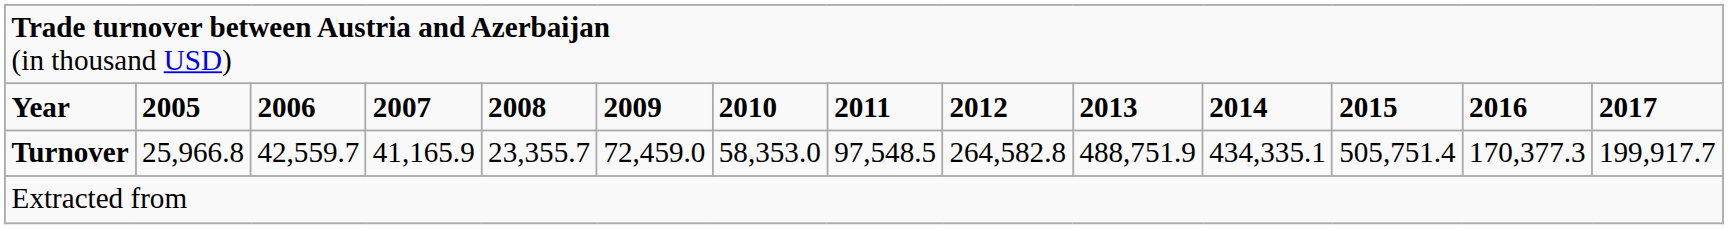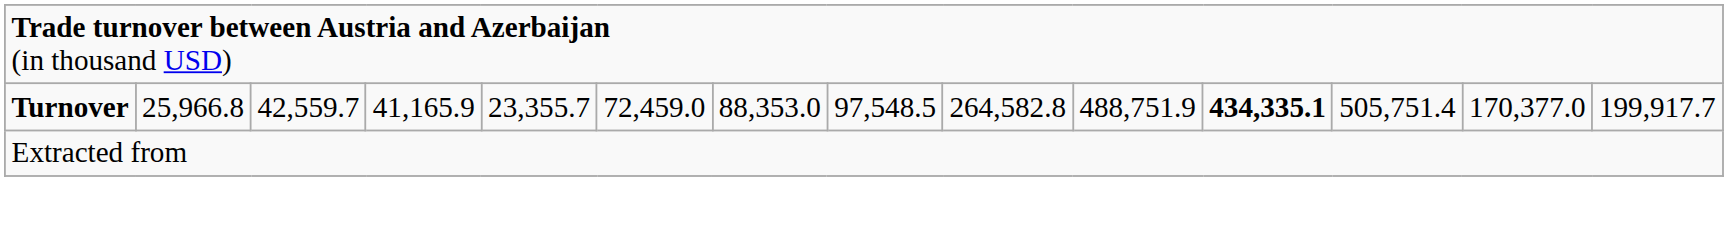- row: (41, 106)
(770, 152) 58,353.0 -> (770, 106) 88,353.0
(1268, 152) normal -> (1268, 106) bold
(1527, 152) 170,377.3 -> (1527, 106) 170,377.0
